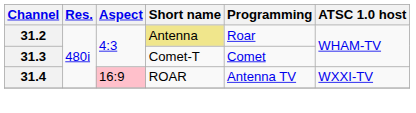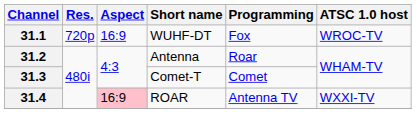+ row: (33, 35)
(173, 35) khaki background -> (175, 56) no background
